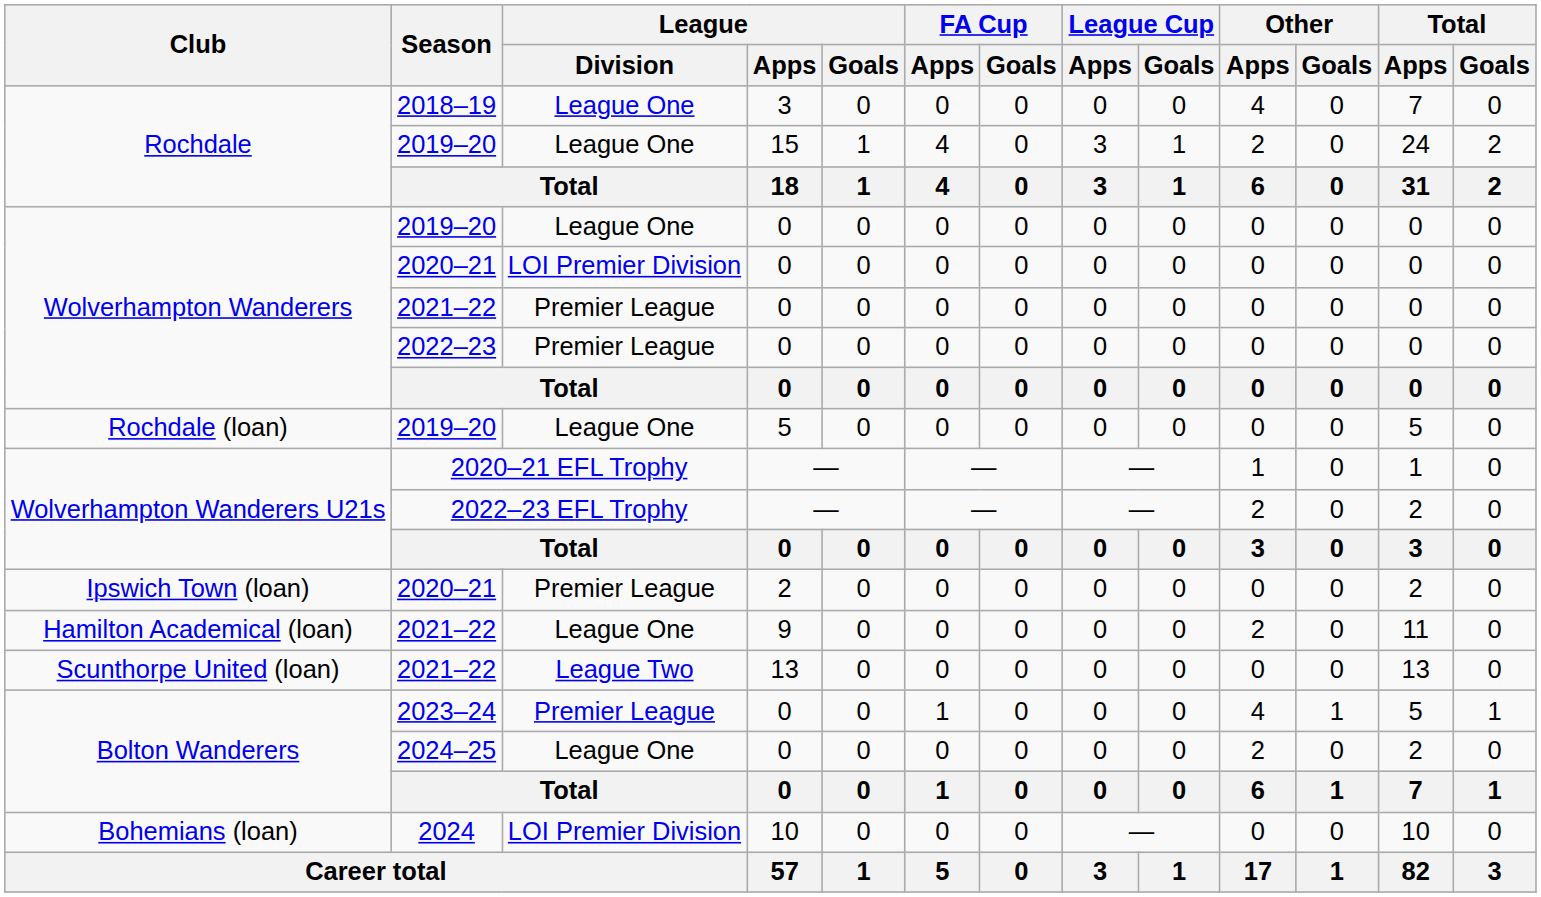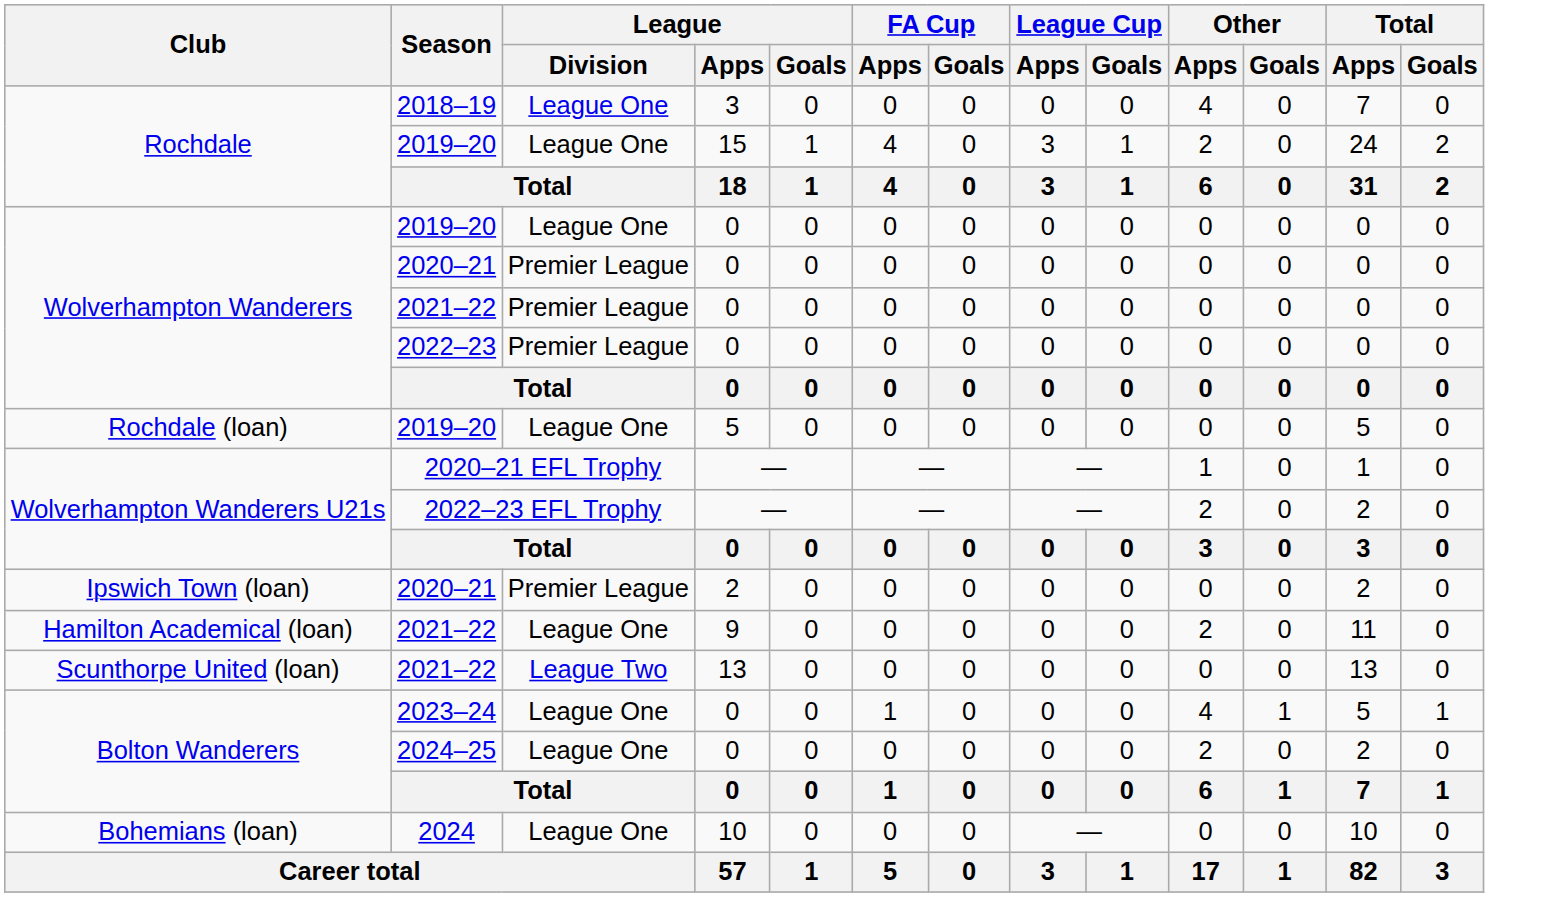(624, 266) LOI Premier Division -> (598, 266) Premier League
(624, 710) Premier League -> (598, 710) League One
(624, 831) LOI Premier Division -> (598, 831) League One
